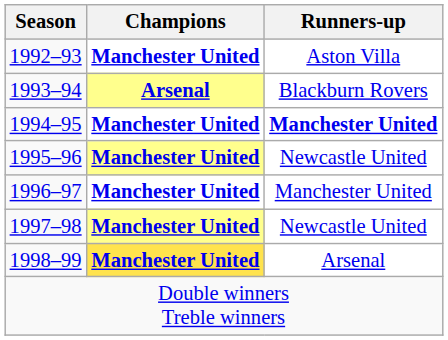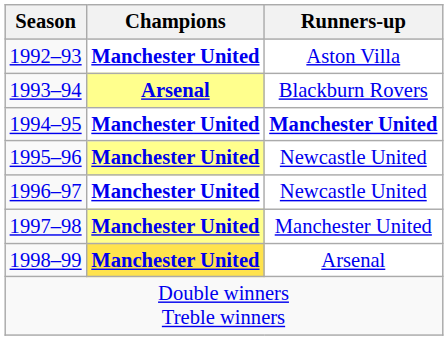(353, 191) Manchester United -> (353, 191) Newcastle United
(353, 225) Newcastle United -> (353, 225) Manchester United
